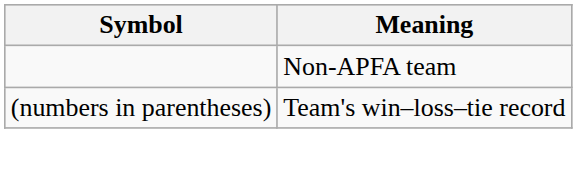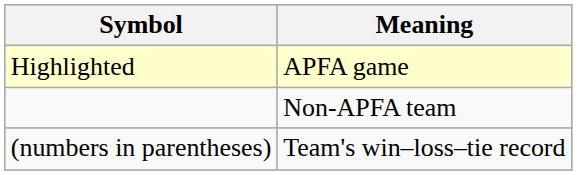+ row: (73, 66)
